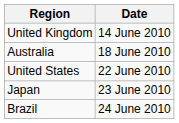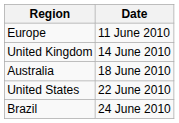+ row: (26, 33)
- row: (23, 90)
